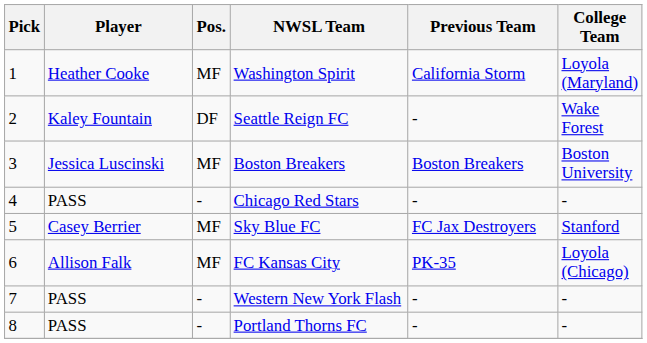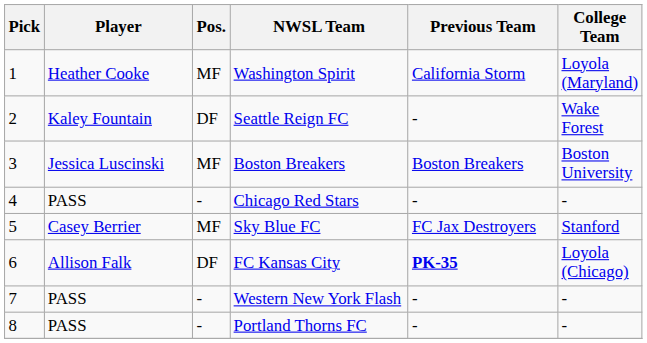(209, 262) MF -> (207, 262) DF
(434, 262) normal -> (435, 262) bold
